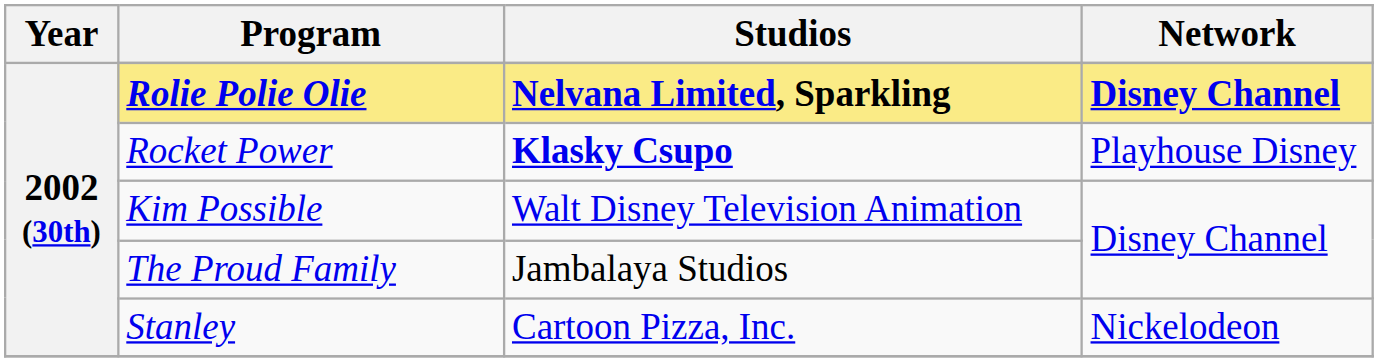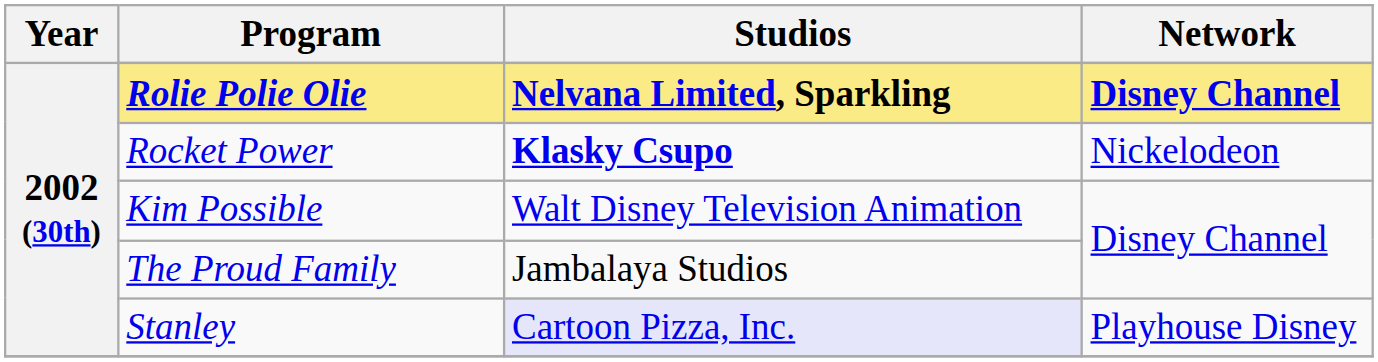(1223, 151) Playhouse Disney -> (1185, 151) Nickelodeon
(654, 326) no background -> (654, 326) lavender background
(1185, 326) Nickelodeon -> (1223, 326) Playhouse Disney
